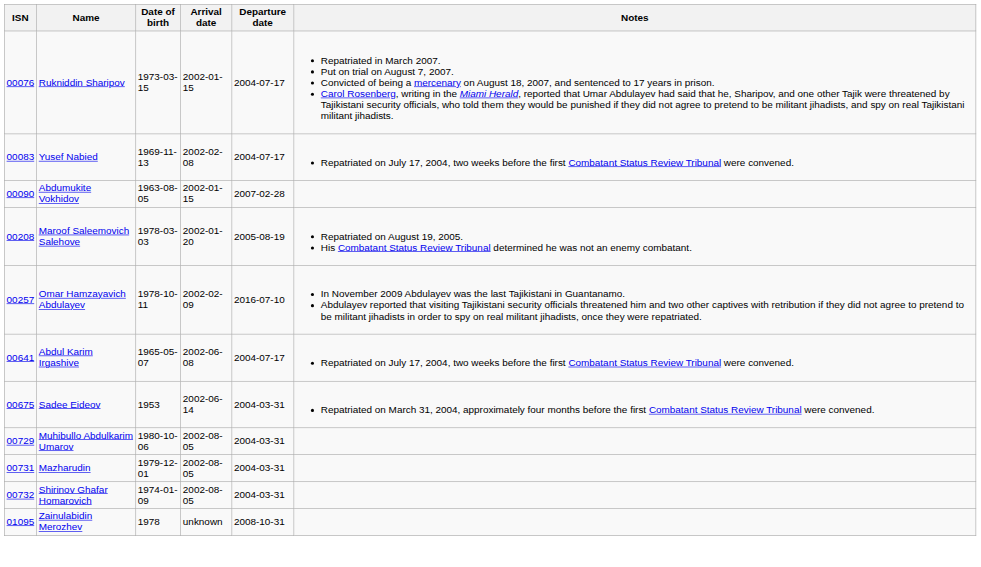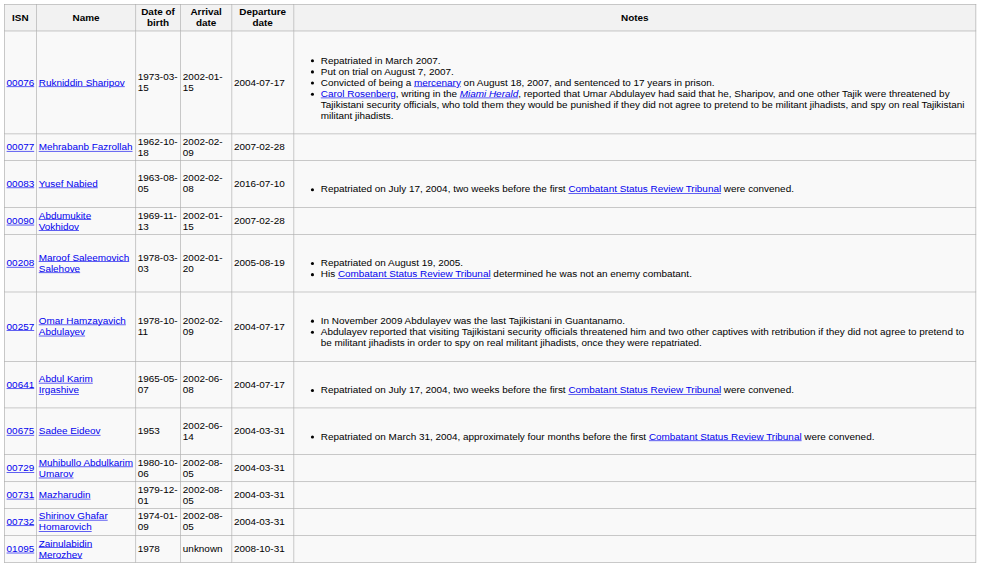+ row: (86, 147)
(157, 157) 1969-11-13 -> (158, 184) 1963-08-05
(259, 157) 2004-07-17 -> (259, 184) 2016-07-10
(158, 194) 1963-08-05 -> (157, 220) 1969-11-13
(259, 299) 2016-07-10 -> (259, 326) 2004-07-17
